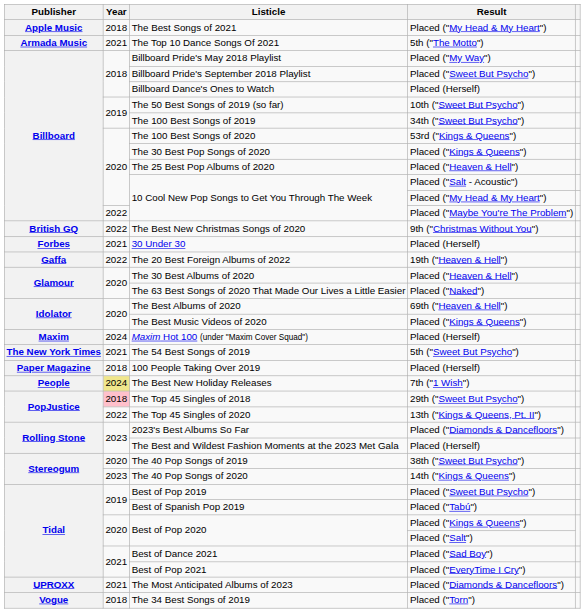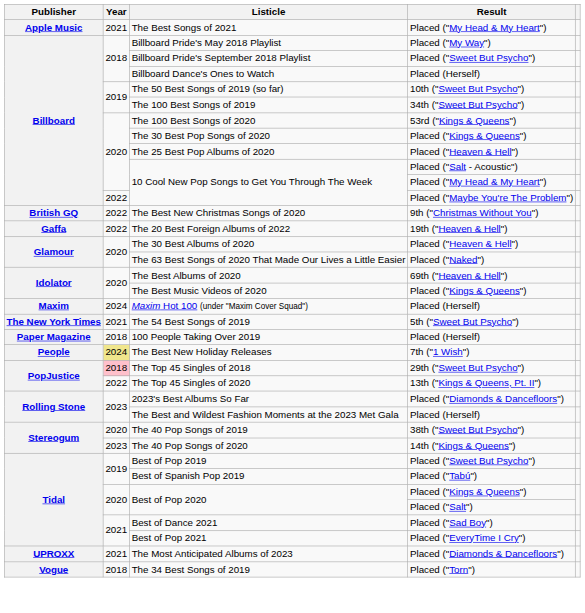(116, 27) 2018 -> (116, 27) 2021
- row: (205, 43)
- row: (159, 244)
